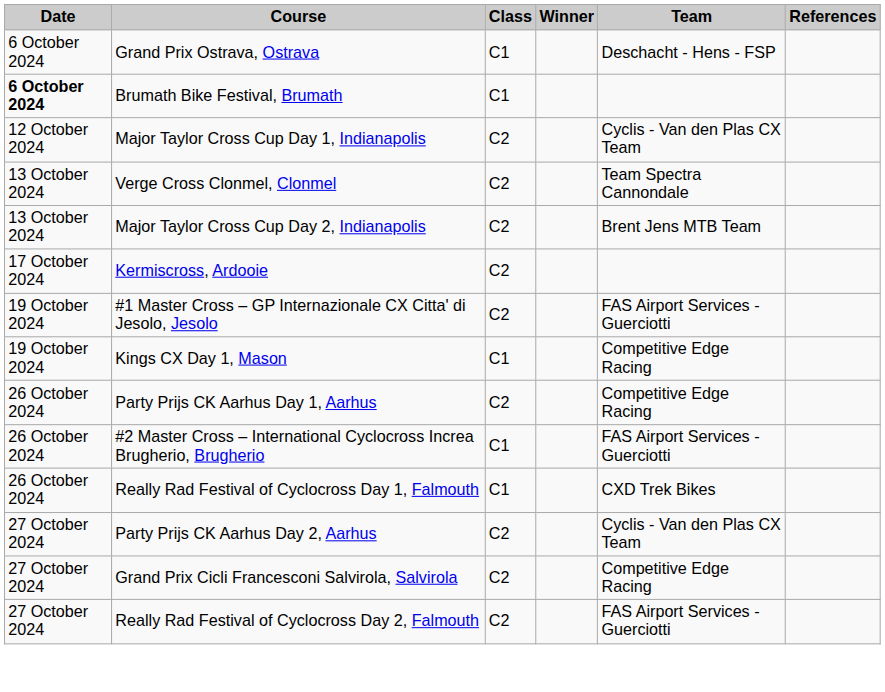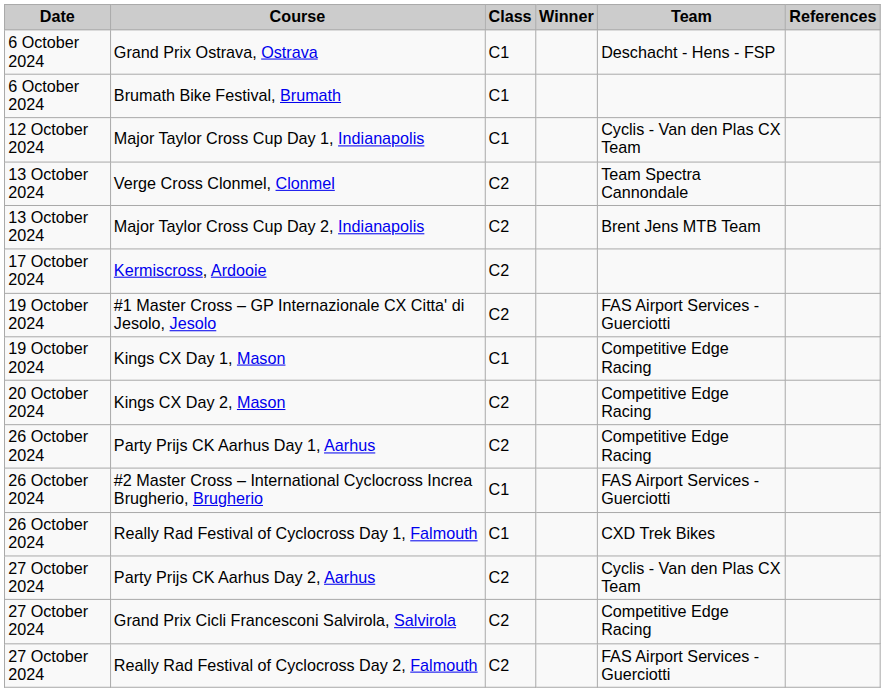(46, 95) bold -> (44, 95) normal
(499, 139) C2 -> (499, 139) C1
+ row: (200, 402)
